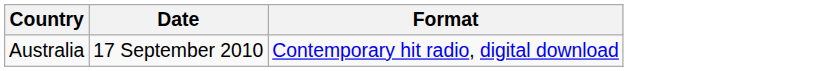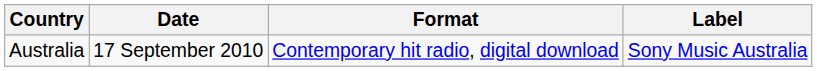+ column: (718, 19)
